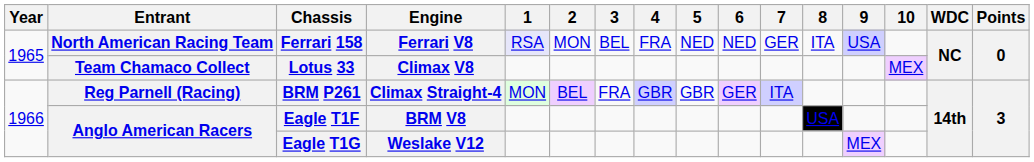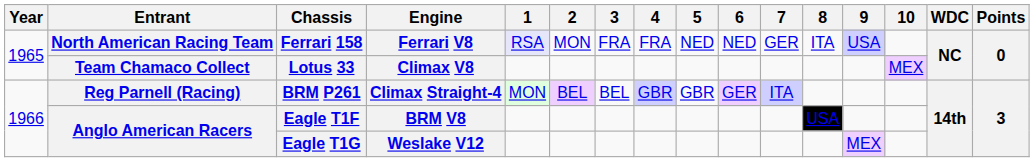(614, 43) BEL -> (614, 43) FRA
(614, 93) FRA -> (614, 93) BEL
